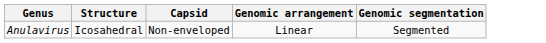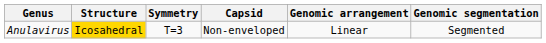+ column: (173, 13)
(109, 30) no background -> (109, 30) gold background
